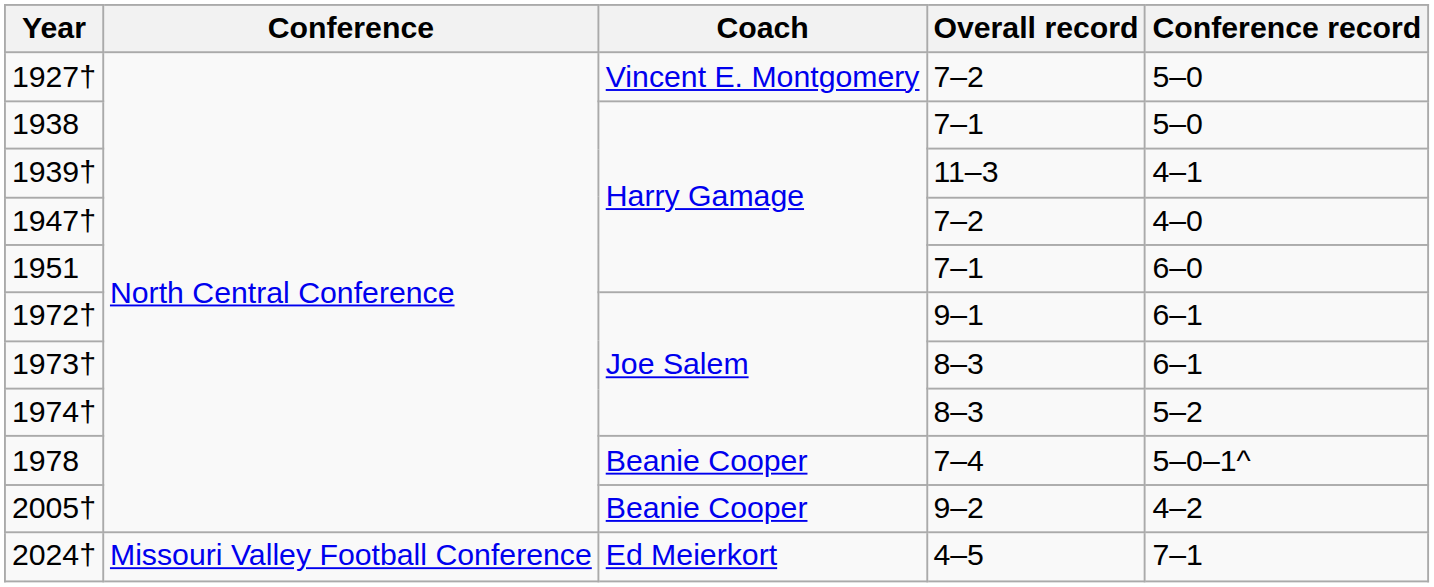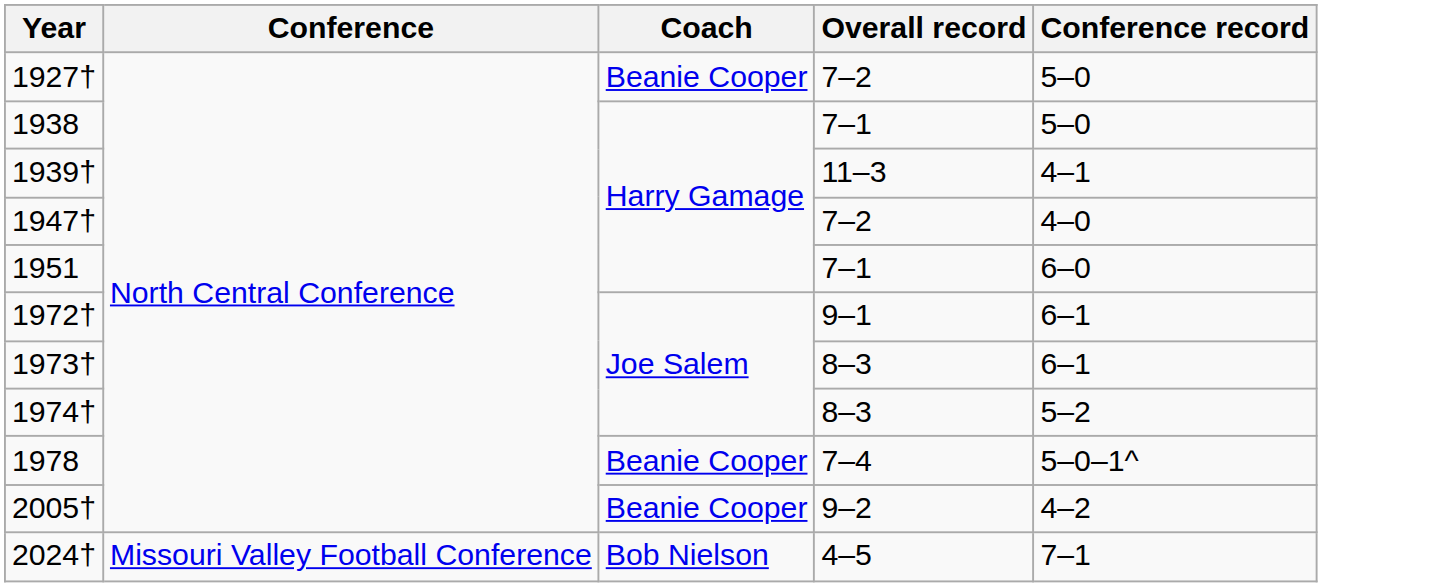(763, 76) Vincent E. Montgomery -> (707, 76) Beanie Cooper
(691, 556) Ed Meierkort -> (687, 556) Bob Nielson
